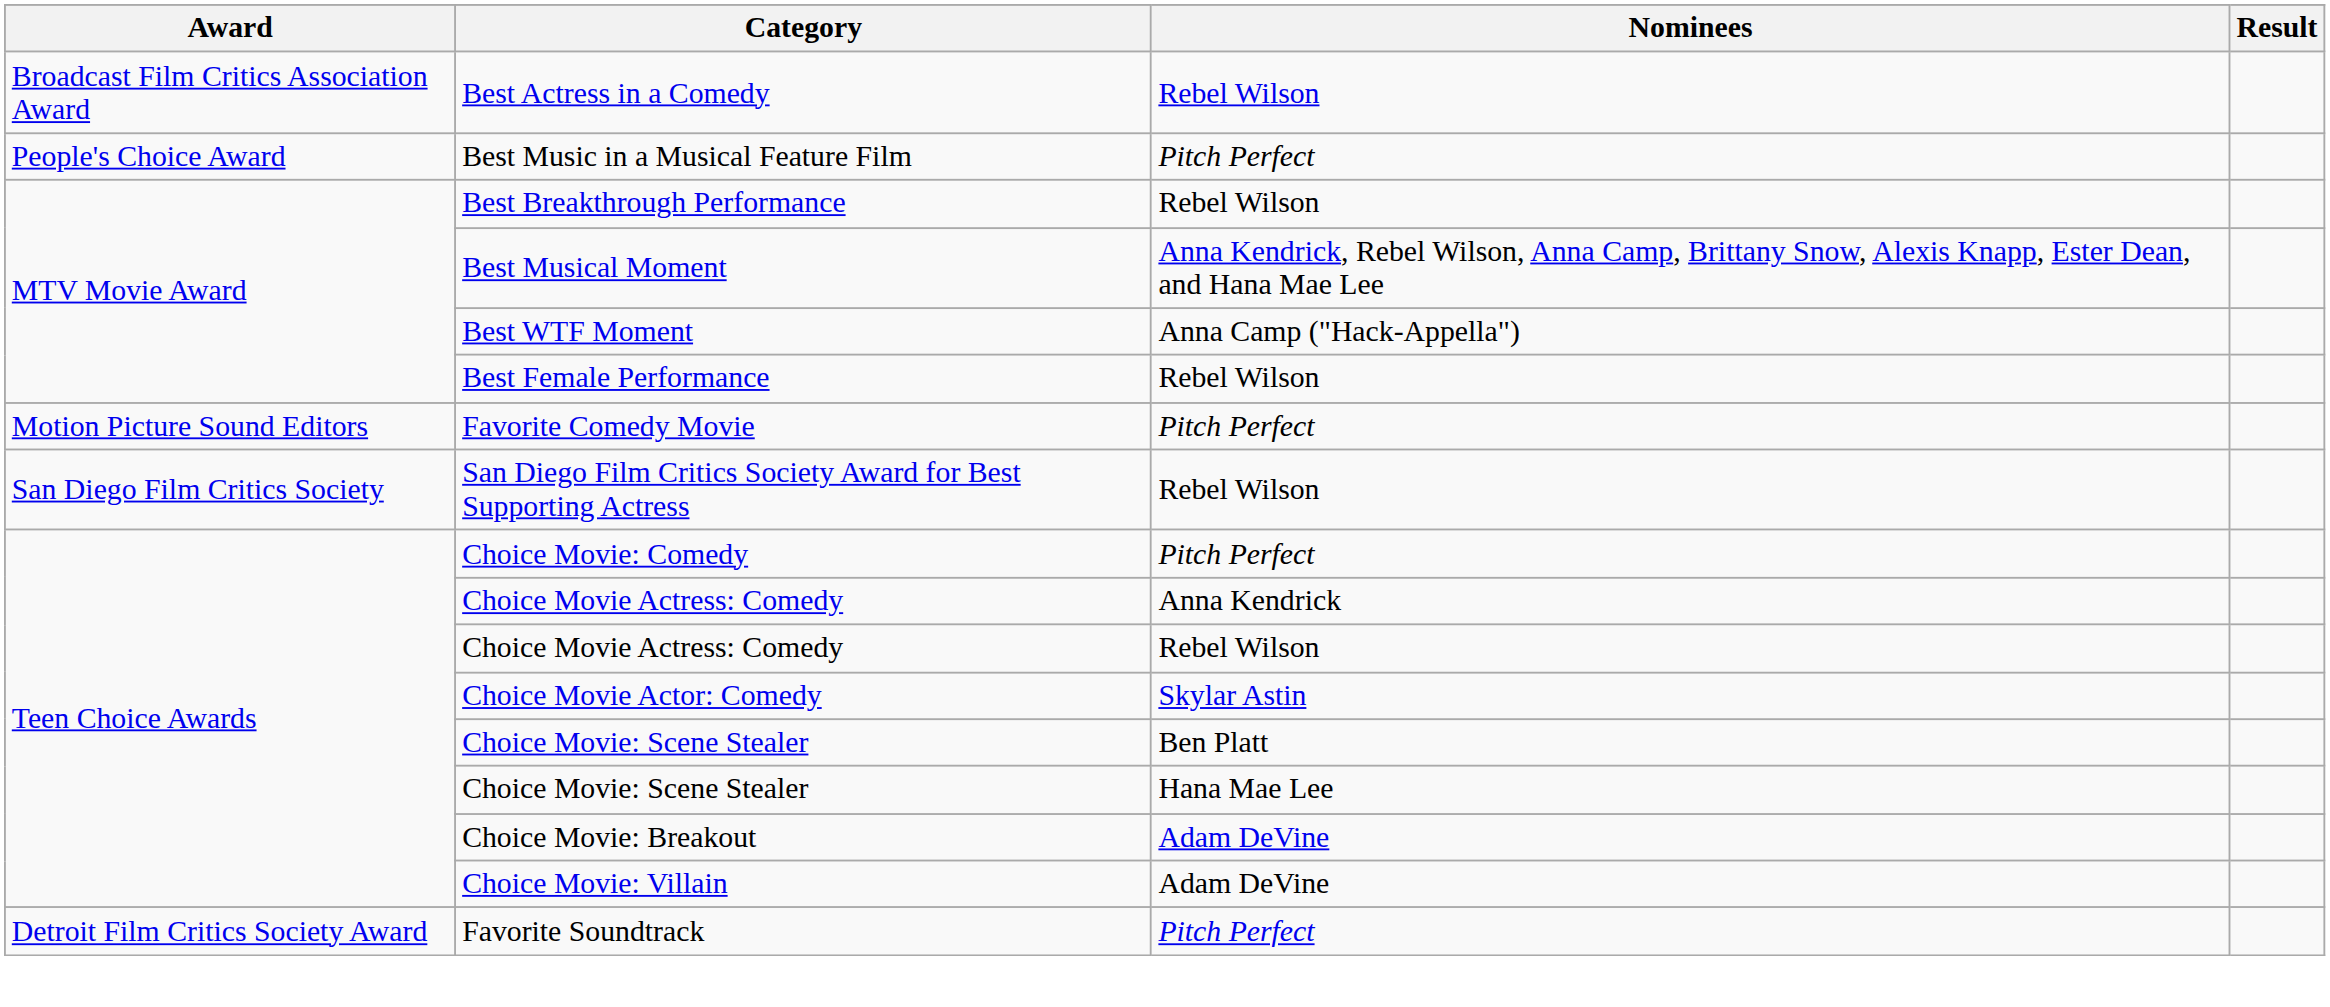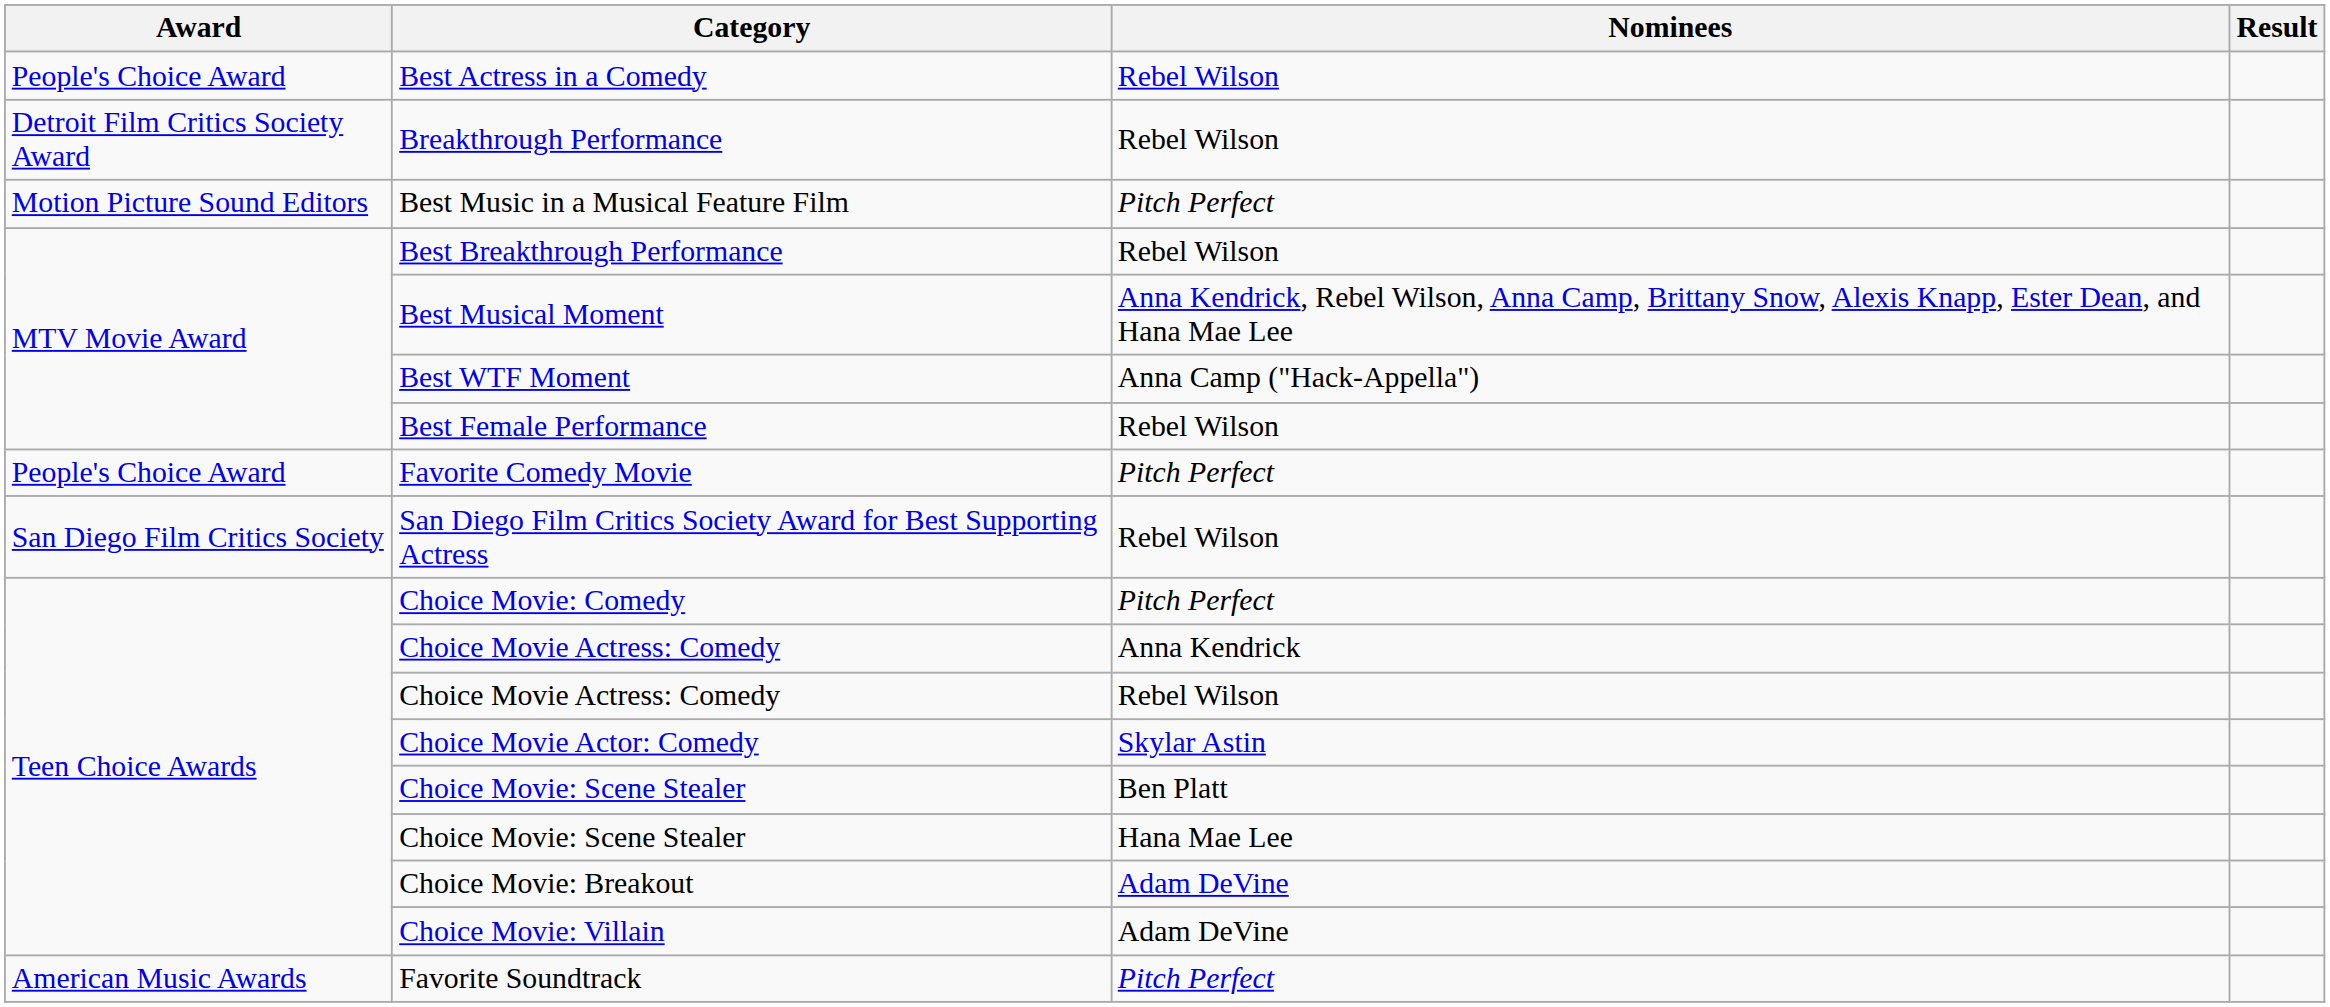(220, 92) Broadcast Film Critics Association Award -> (149, 75) People's Choice Award
+ row: (561, 139)
(149, 155) People's Choice Award -> (190, 203) Motion Picture Sound Editors
(190, 425) Motion Picture Sound Editors -> (149, 472) People's Choice Award
(220, 930) Detroit Film Critics Society Award -> (159, 978) American Music Awards
